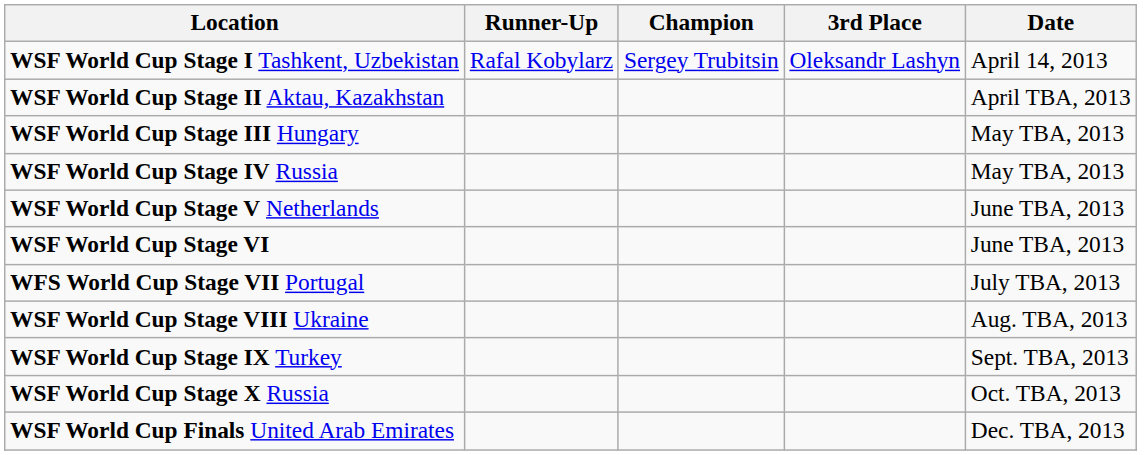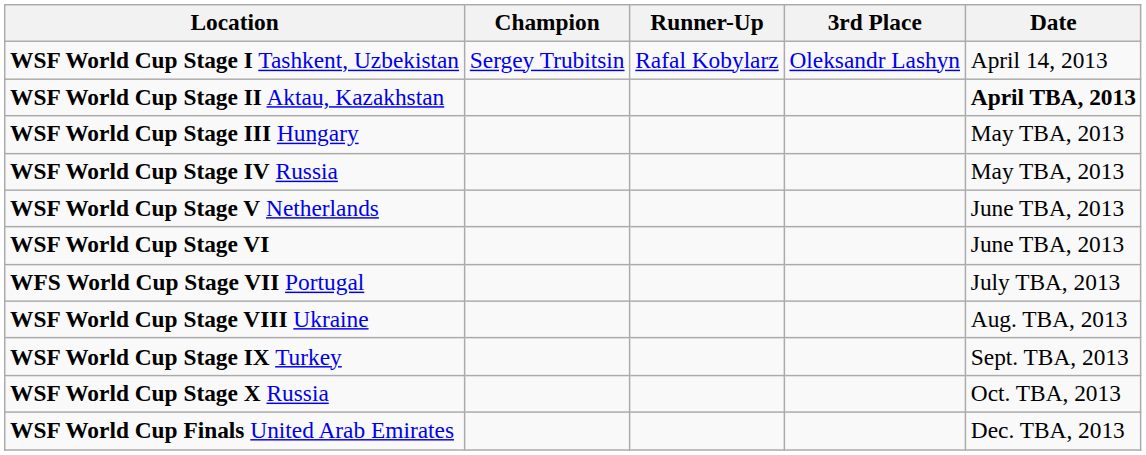columns swapped: (701, 23) <-> (541, 23)
(1051, 97) normal -> (1053, 97) bold
